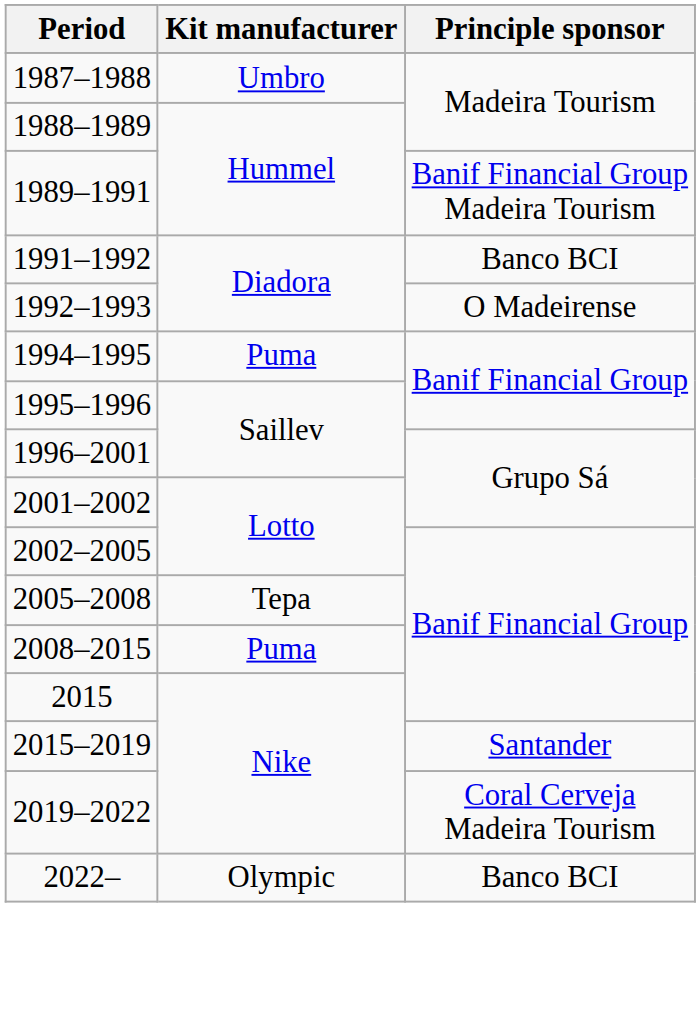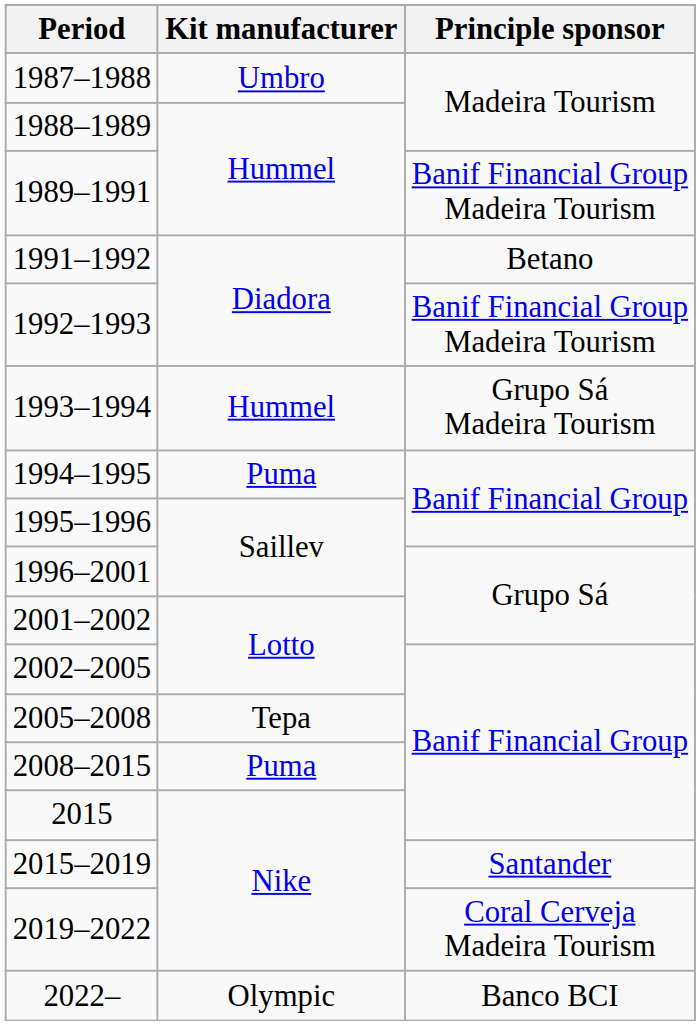(550, 258) Banco BCI -> (550, 258) Betano
(550, 307) O Madeirense -> (550, 324) Banif Financial Group Madeira Tourism
+ row: (82, 407)
